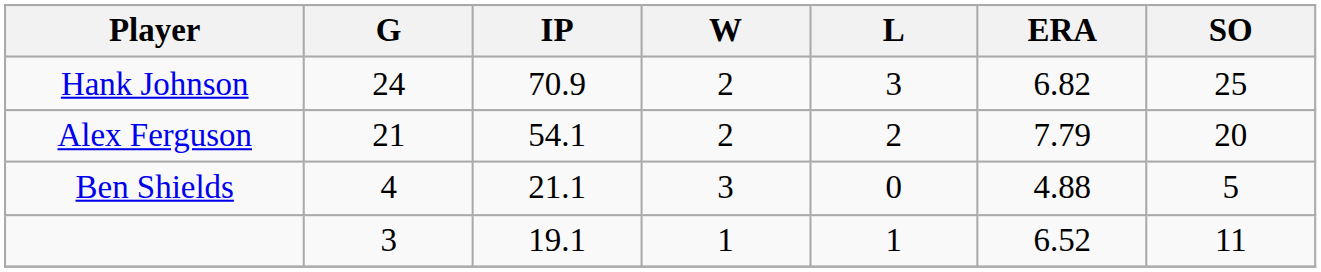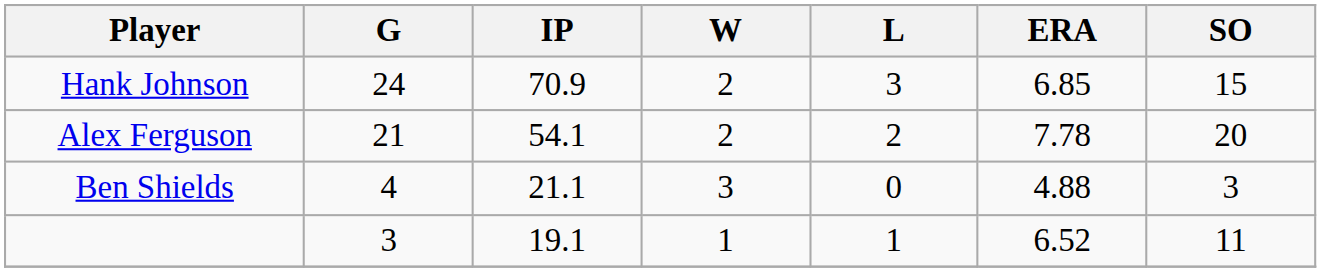(1062, 82) 6.82 -> (1062, 82) 6.85
(1231, 82) 25 -> (1231, 82) 15
(1062, 135) 7.79 -> (1062, 135) 7.78
(1231, 187) 5 -> (1231, 187) 3
